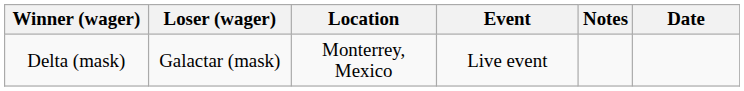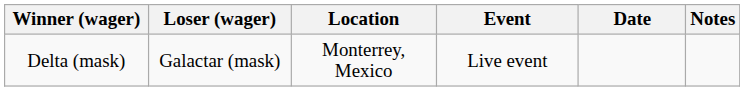columns swapped: (686, 19) <-> (606, 19)
